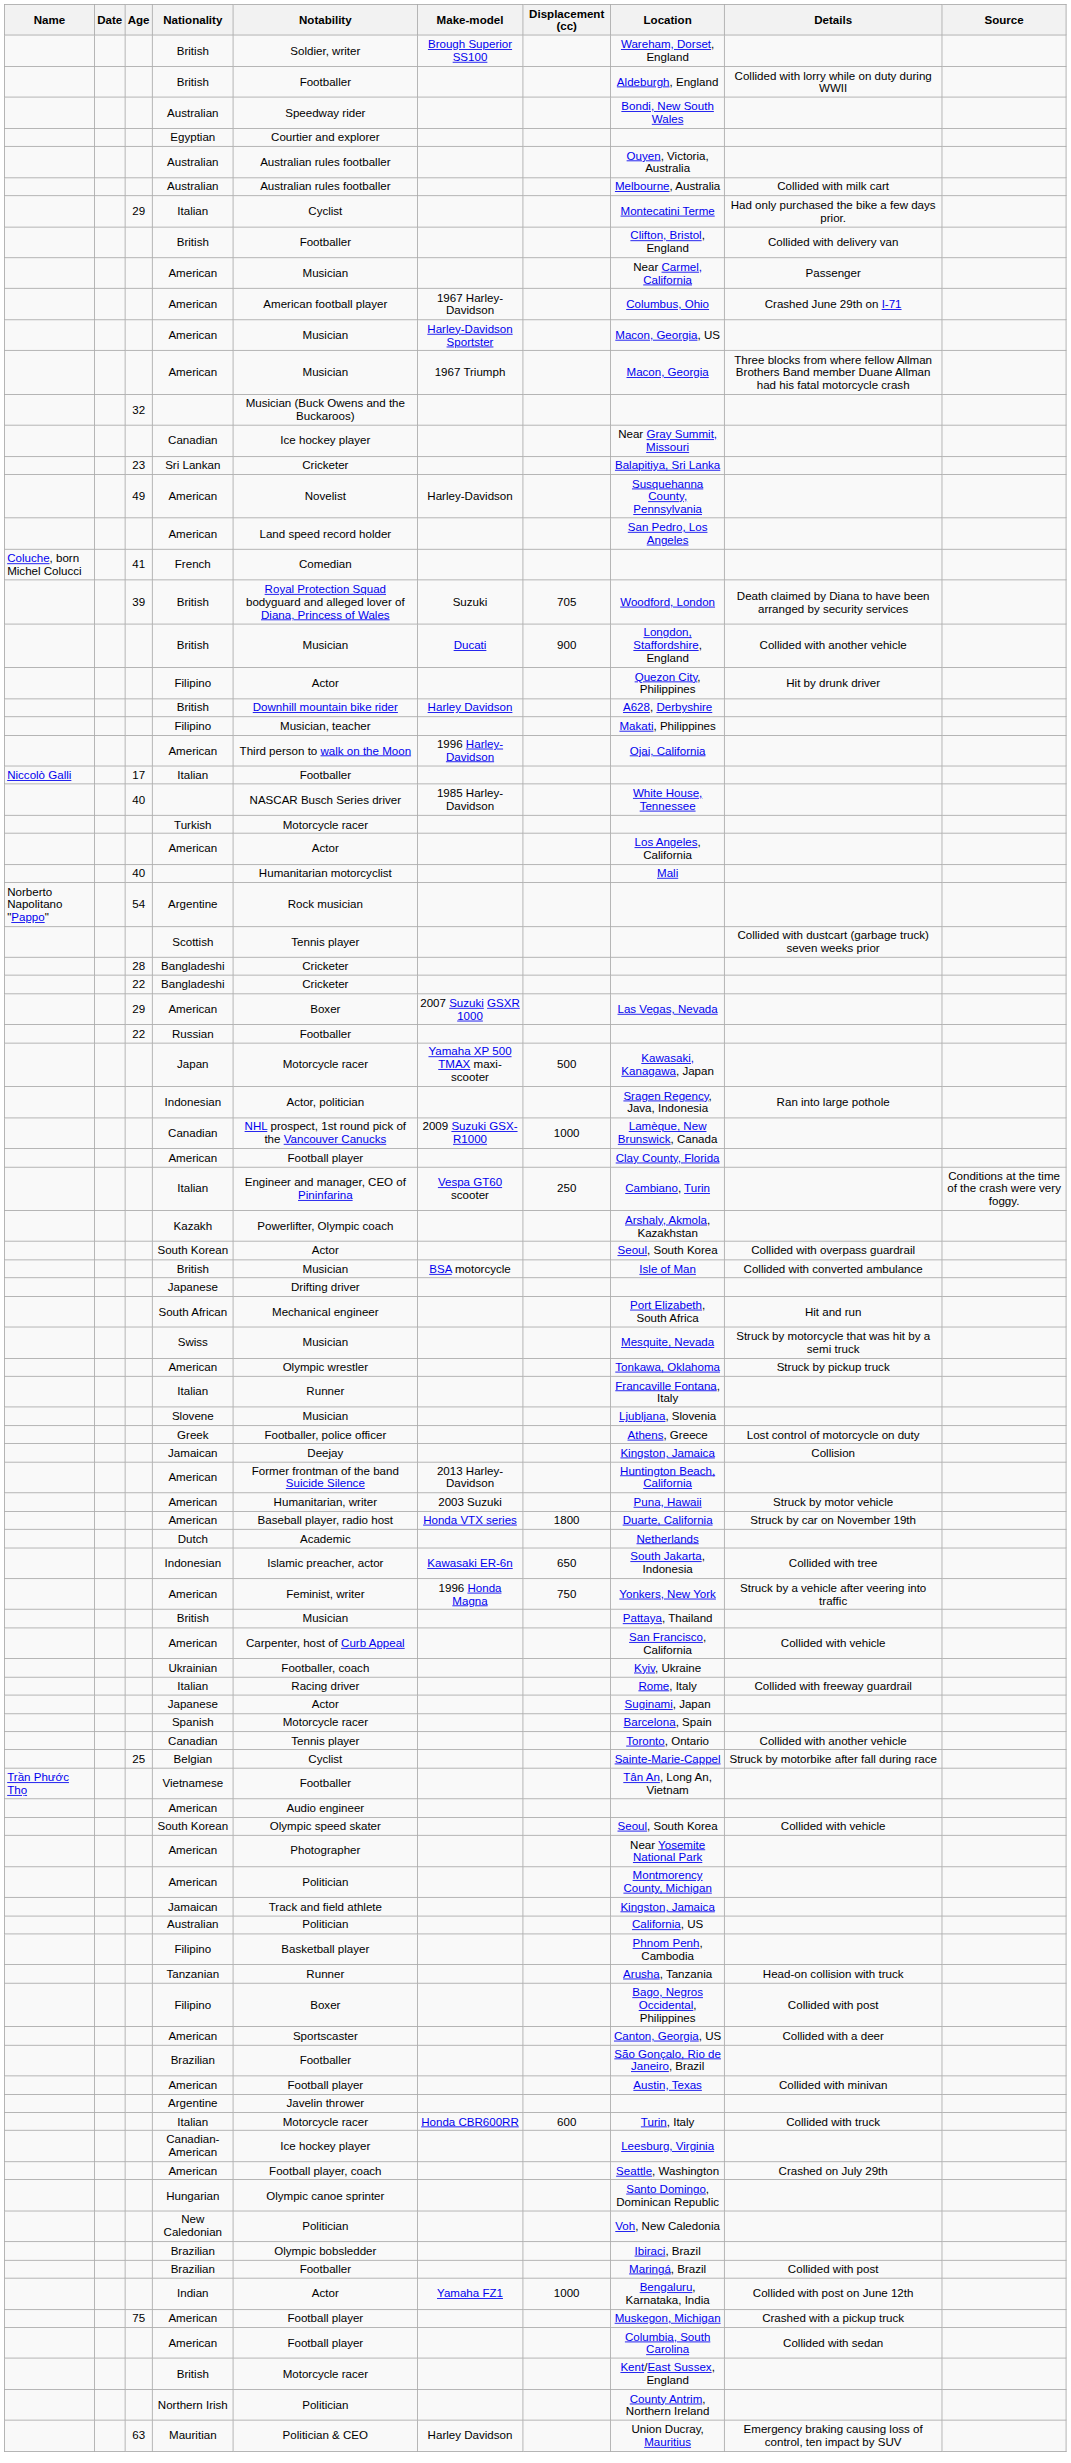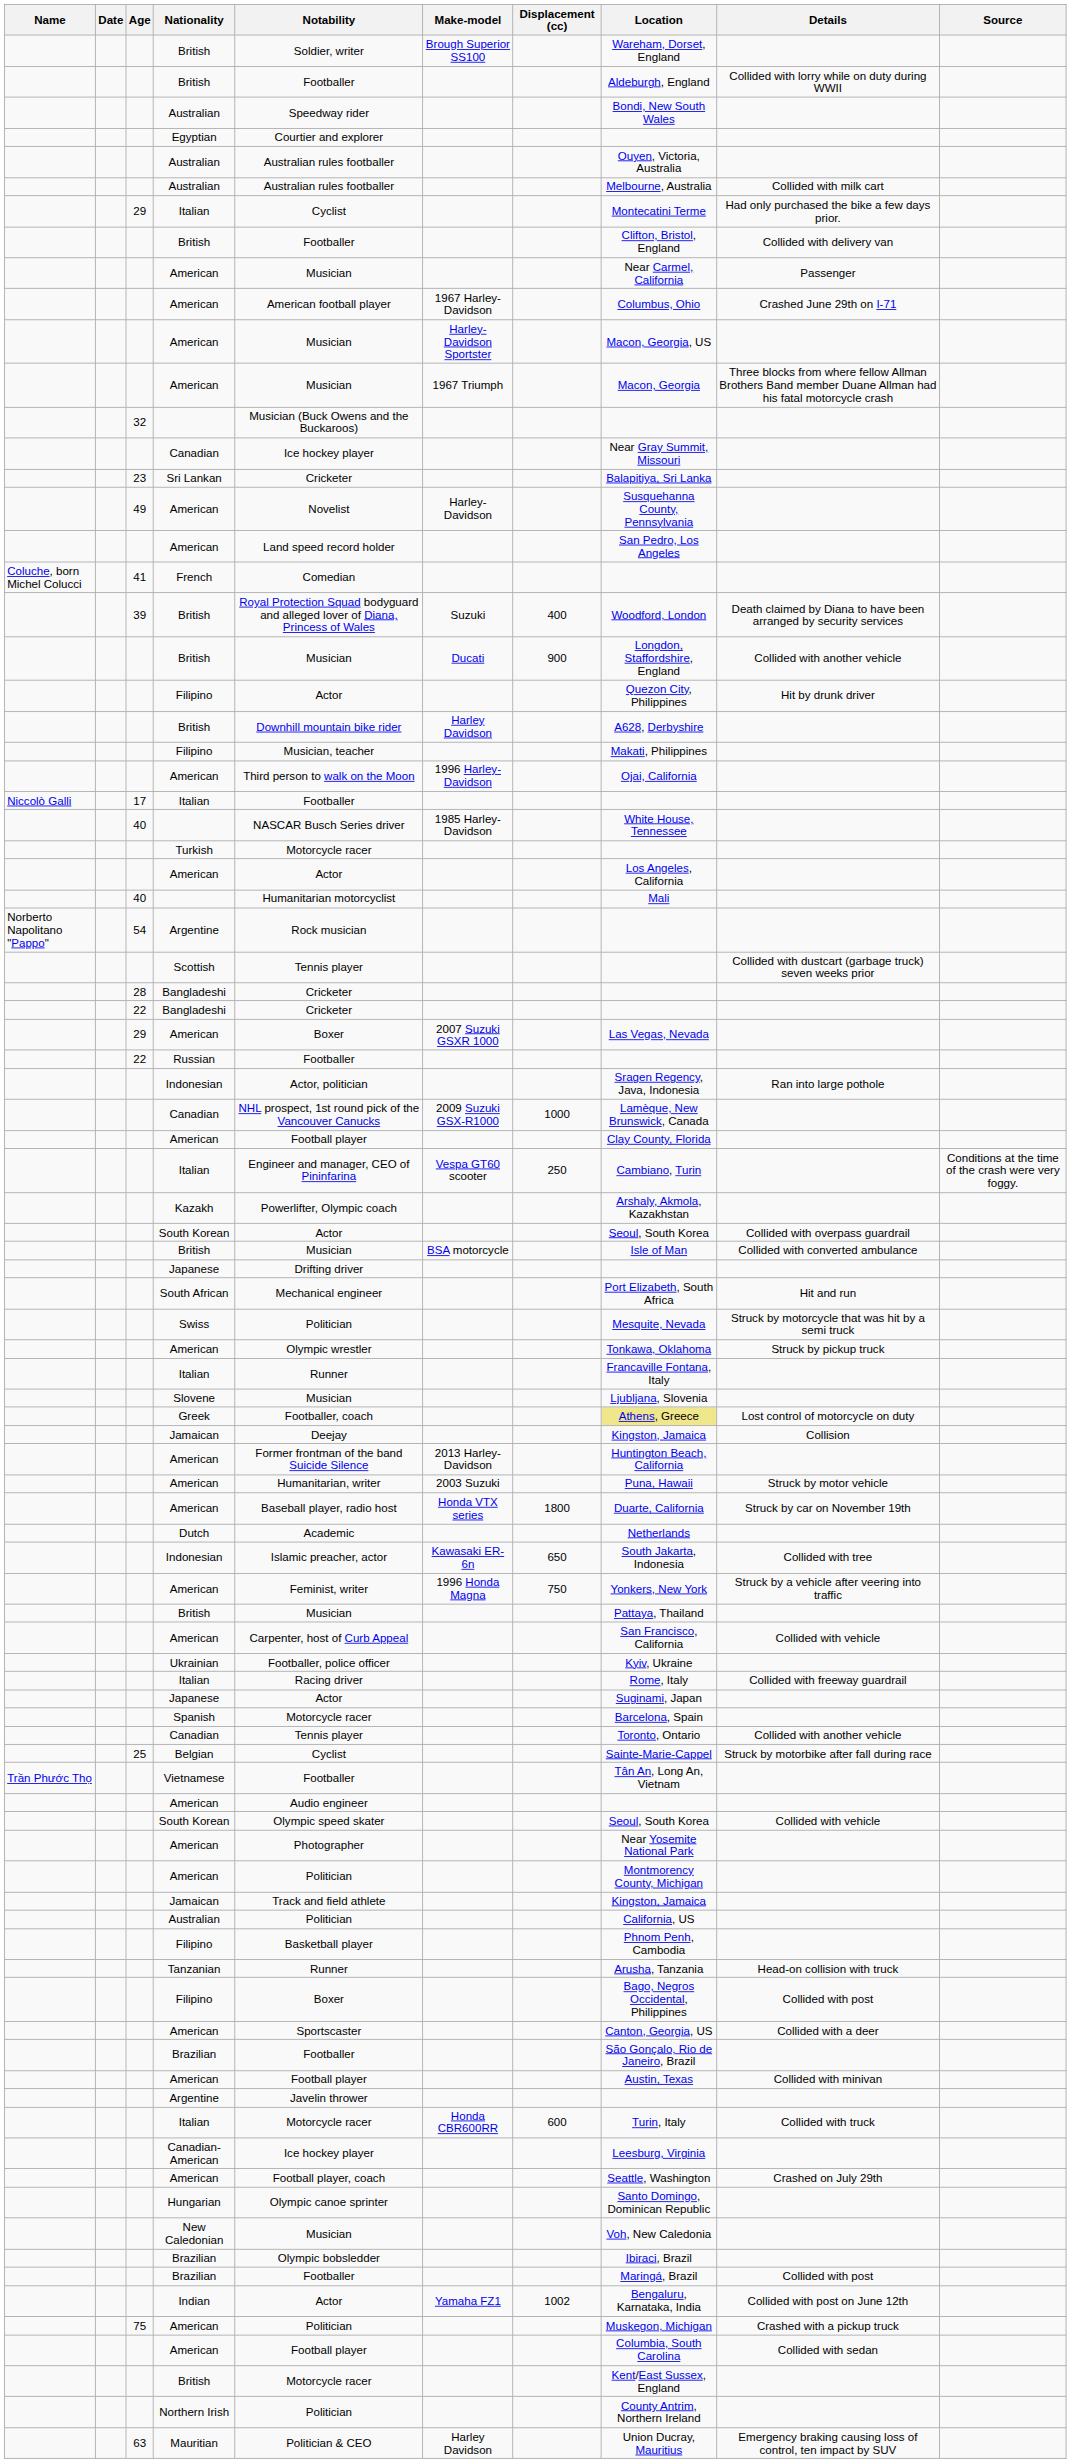(567, 602) 705 -> (557, 614) 400
- row: (139, 1064)
(325, 1342) Musician -> (329, 1324) Politician
(325, 1434) Footballer, police officer -> (329, 1416) Footballer, coach
(668, 1434) no background -> (659, 1416) khaki background
(325, 1667) Footballer, coach -> (329, 1662) Footballer, police officer
(325, 2226) Politician -> (329, 2233) Musician
(567, 2293) 1000 -> (557, 2301) 1002
(325, 2318) Football player -> (329, 2325) Politician
